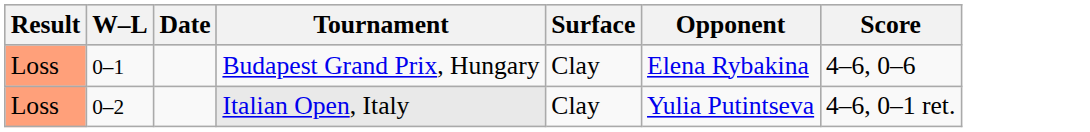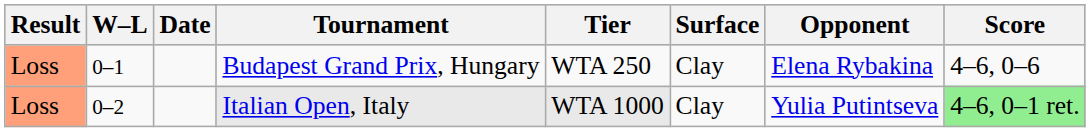+ column: (608, 24)
(891, 106) no background -> (1015, 106) lightgreen background
